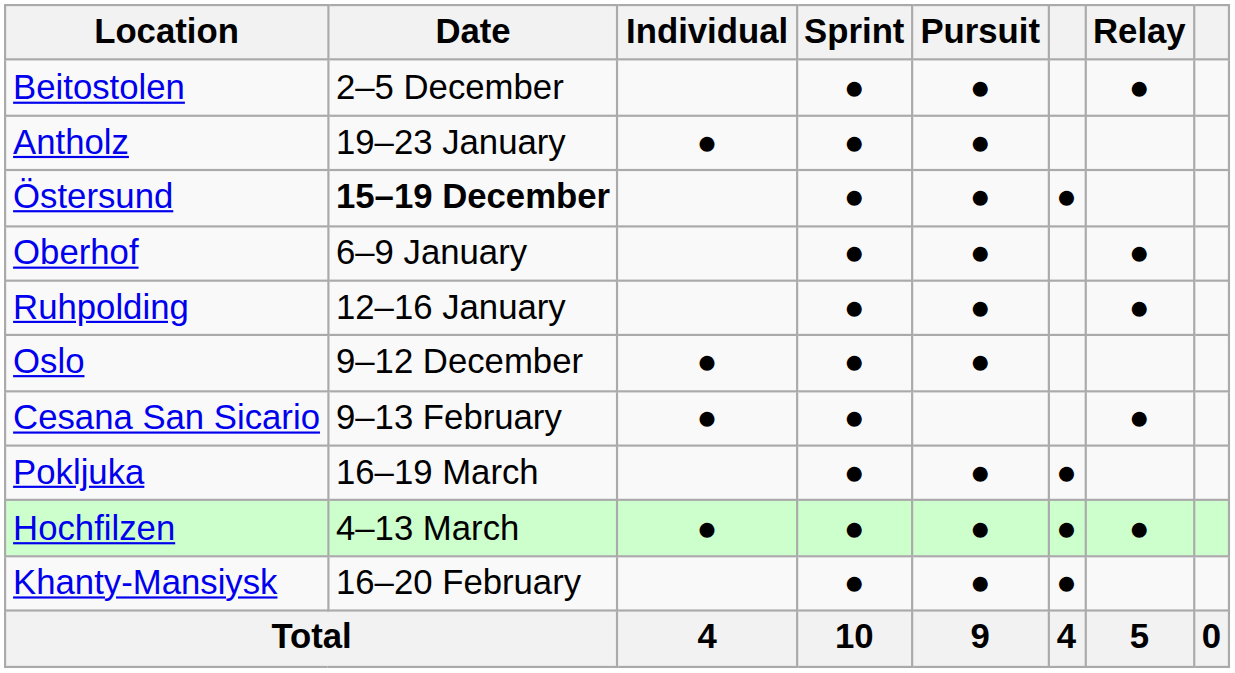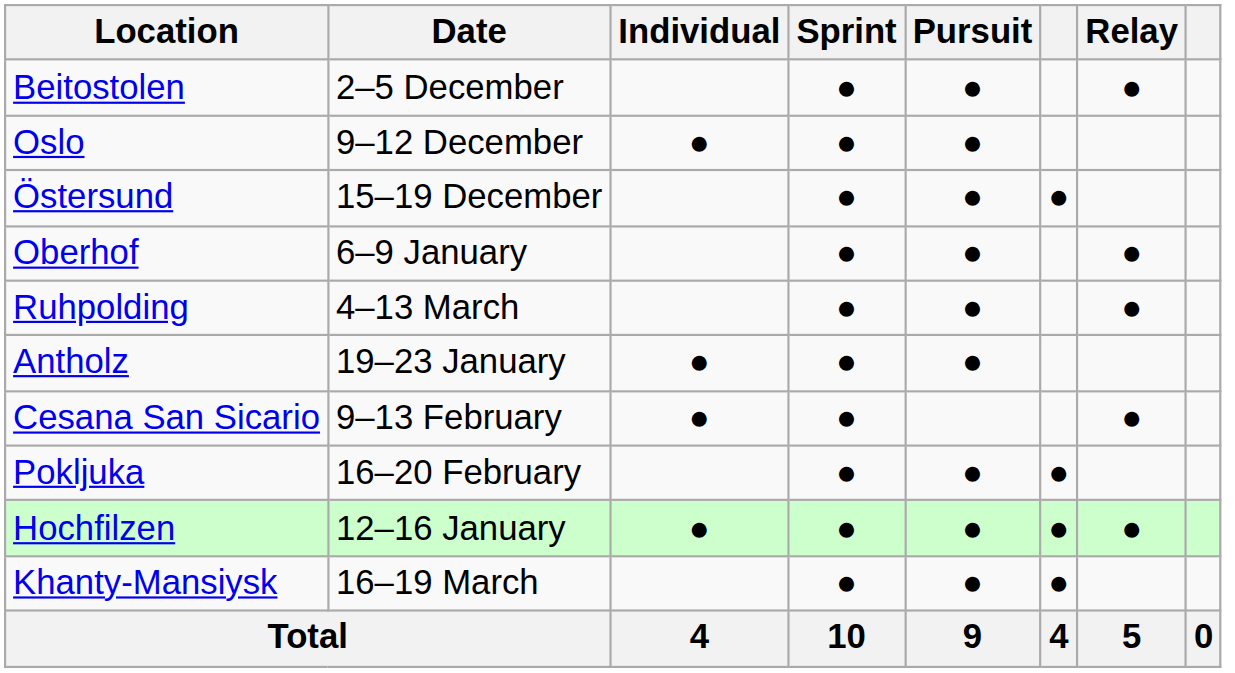rows swapped: (49, 362) <-> (71, 142)
(473, 197) bold -> (469, 197) normal
(451, 307) 12–16 January -> (428, 307) 4–13 March
(437, 472) 16–19 March -> (459, 472) 16–20 February
(428, 527) 4–13 March -> (451, 527) 12–16 January
(459, 582) 16–20 February -> (437, 582) 16–19 March
